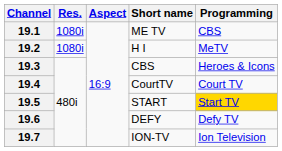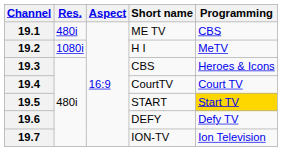(70, 31) 1080i -> (67, 31) 480i
